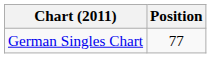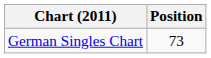(176, 40) 77 -> (176, 40) 73
